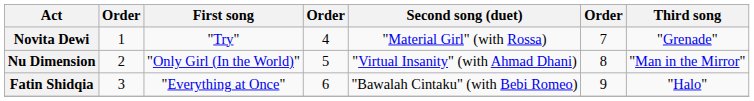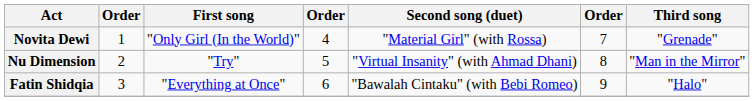(223, 38) "Try" -> (223, 38) "Only Girl (In the World)"
(223, 61) "Only Girl (In the World)" -> (223, 61) "Try"
